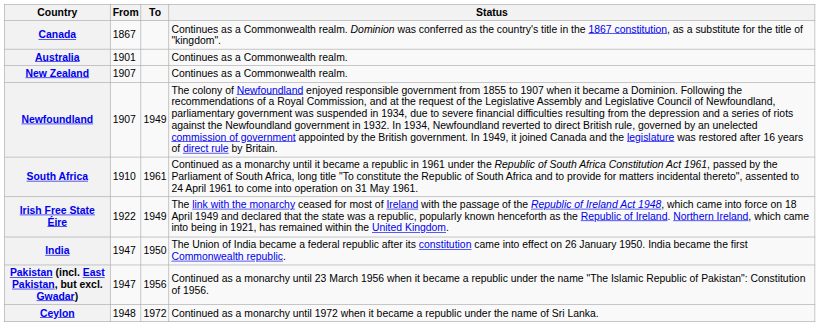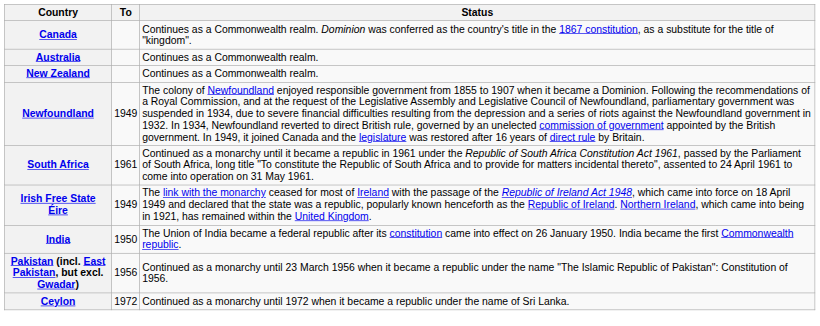- column: (126, 12)
